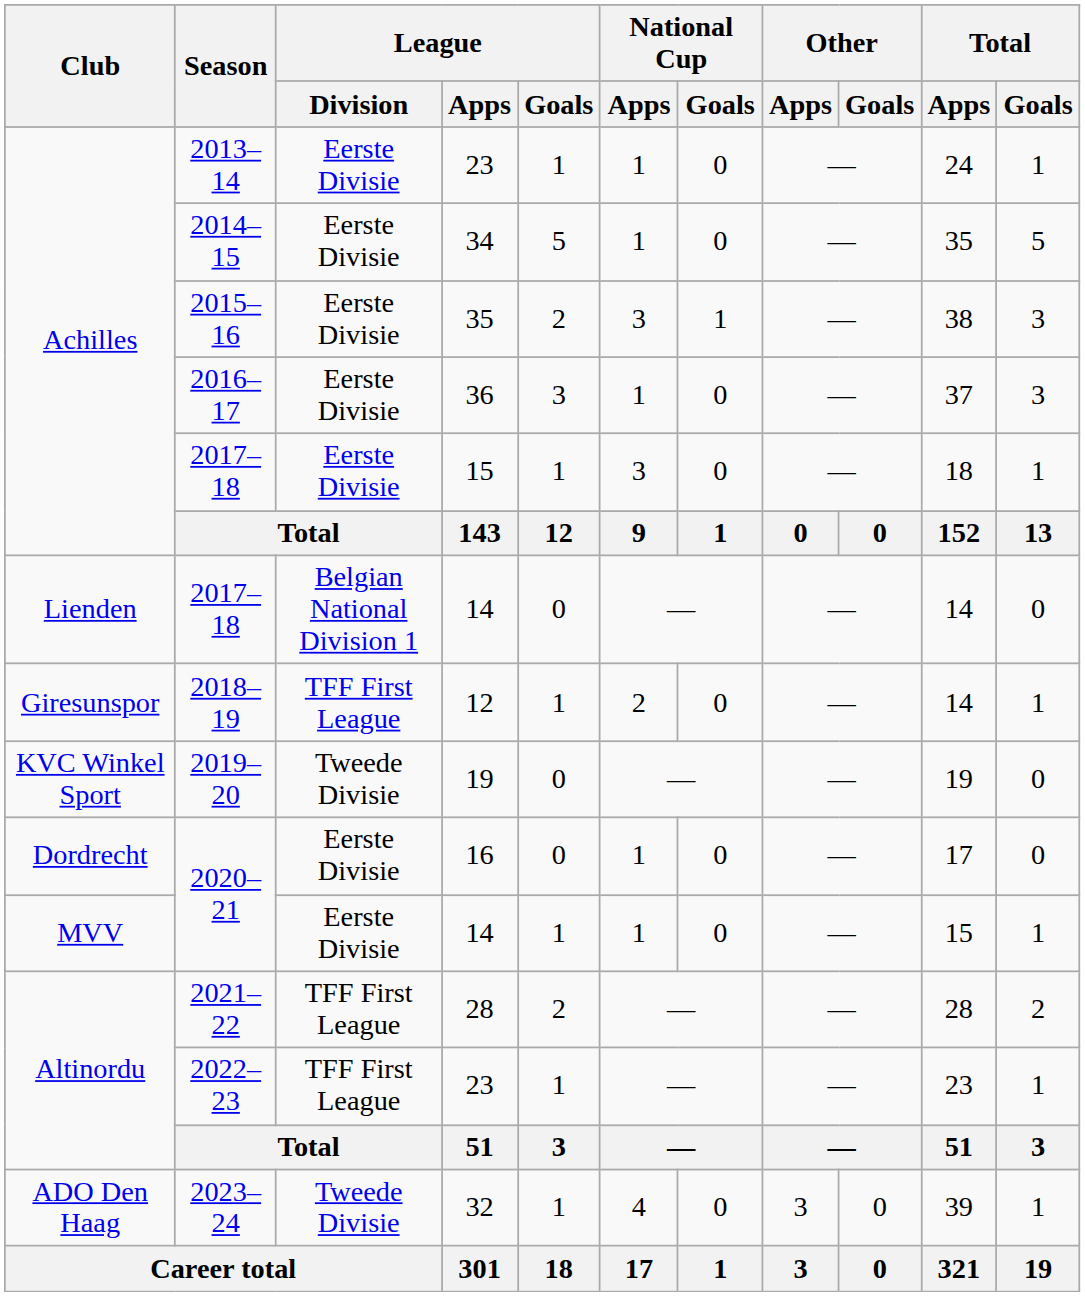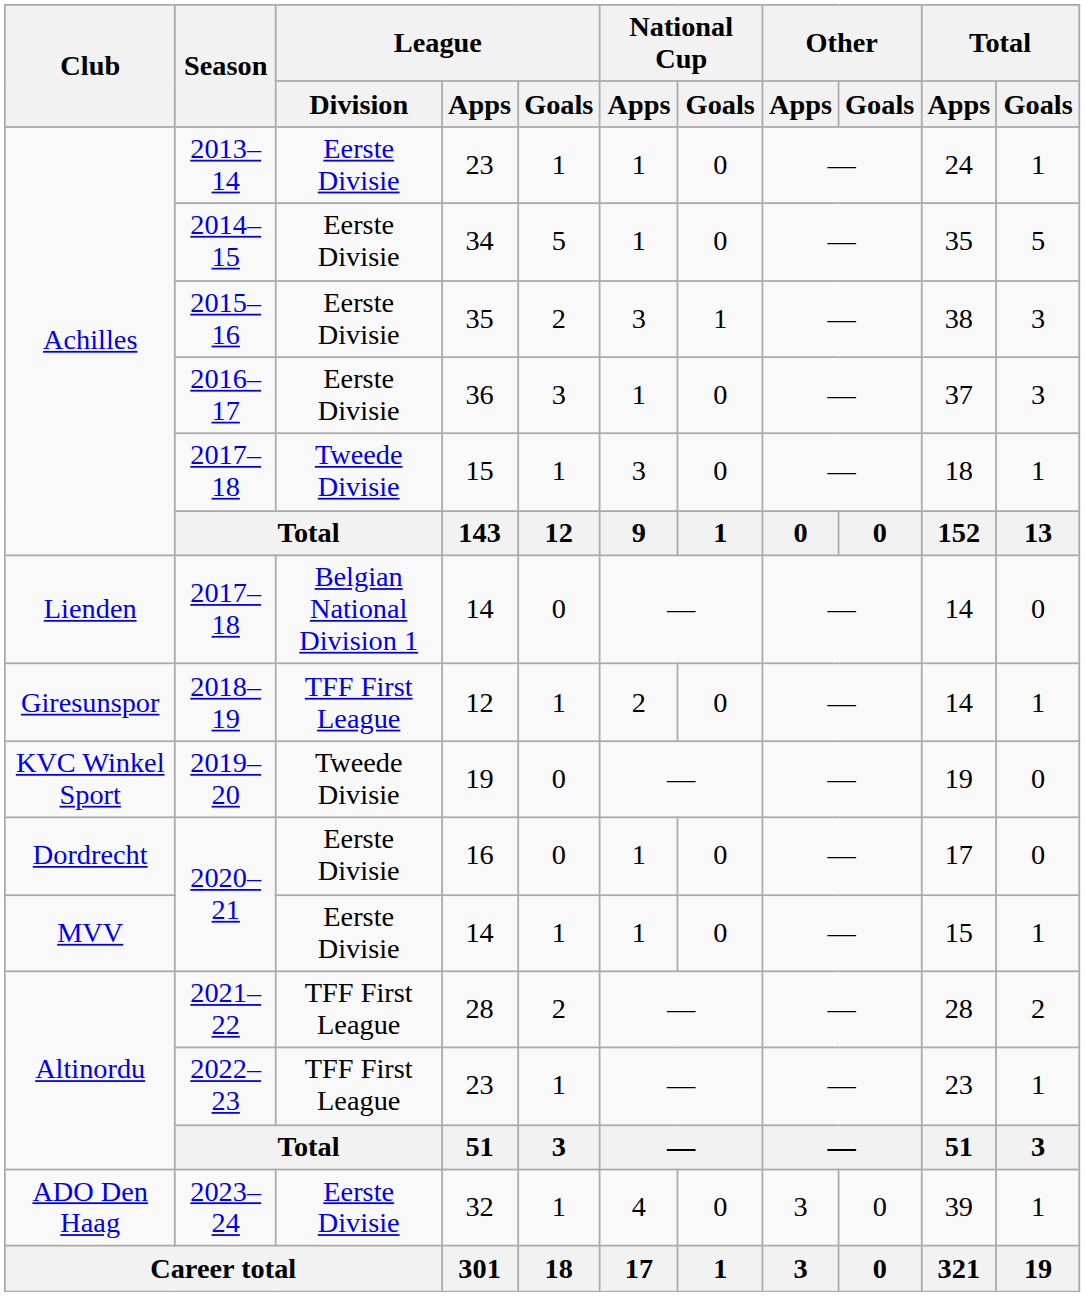(359, 471) Eerste Divisie -> (359, 471) Tweede Divisie
(359, 1207) Tweede Divisie -> (359, 1207) Eerste Divisie
